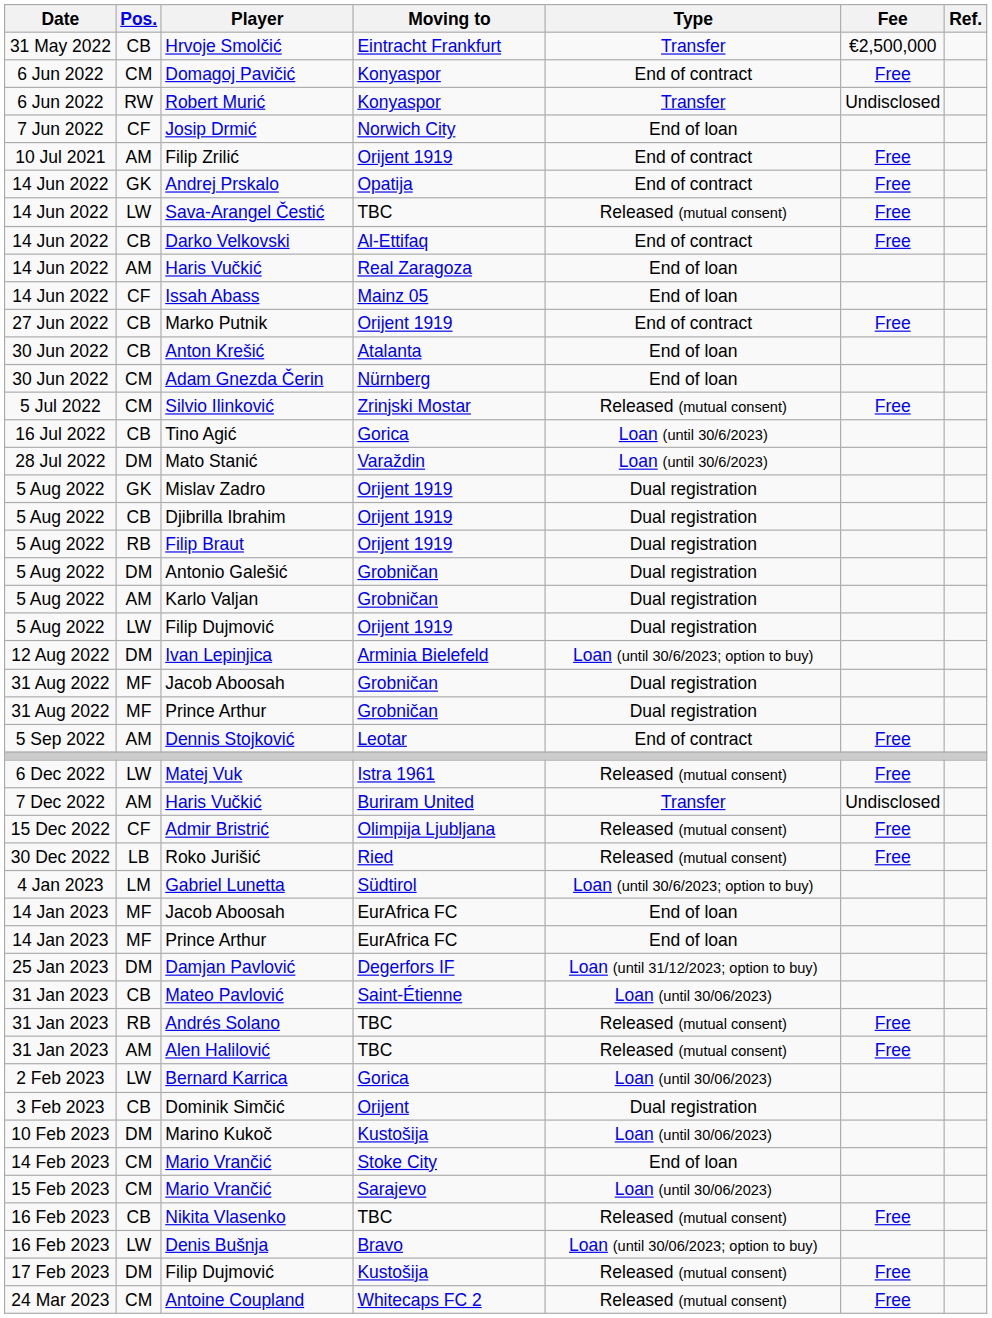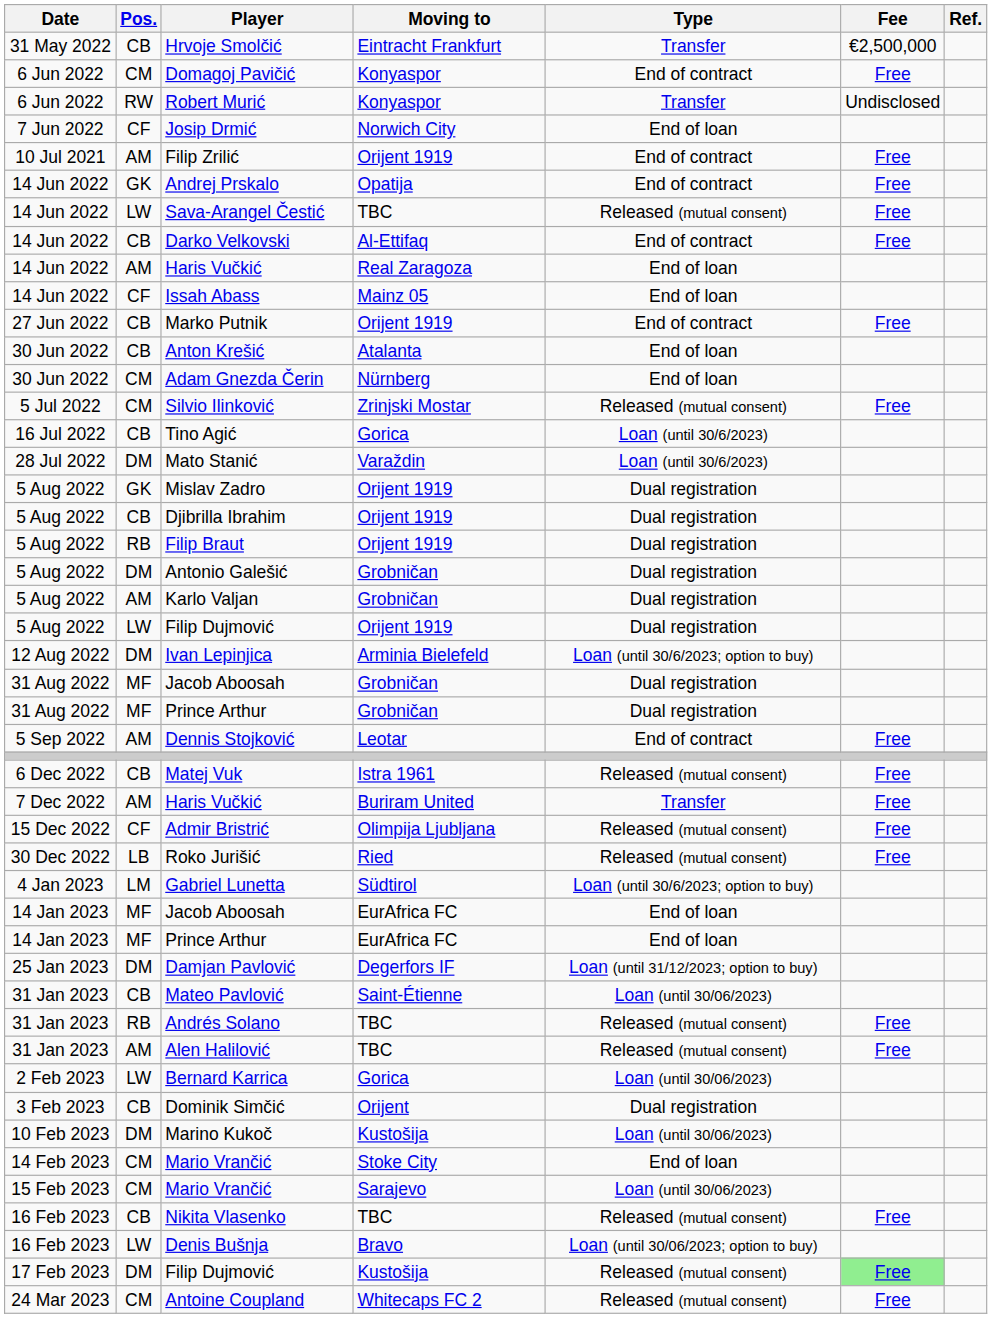(139, 774) LW -> (139, 774) CB
(893, 802) Undisclosed -> (893, 802) Free
(893, 1272) no background -> (893, 1272) lightgreen background
